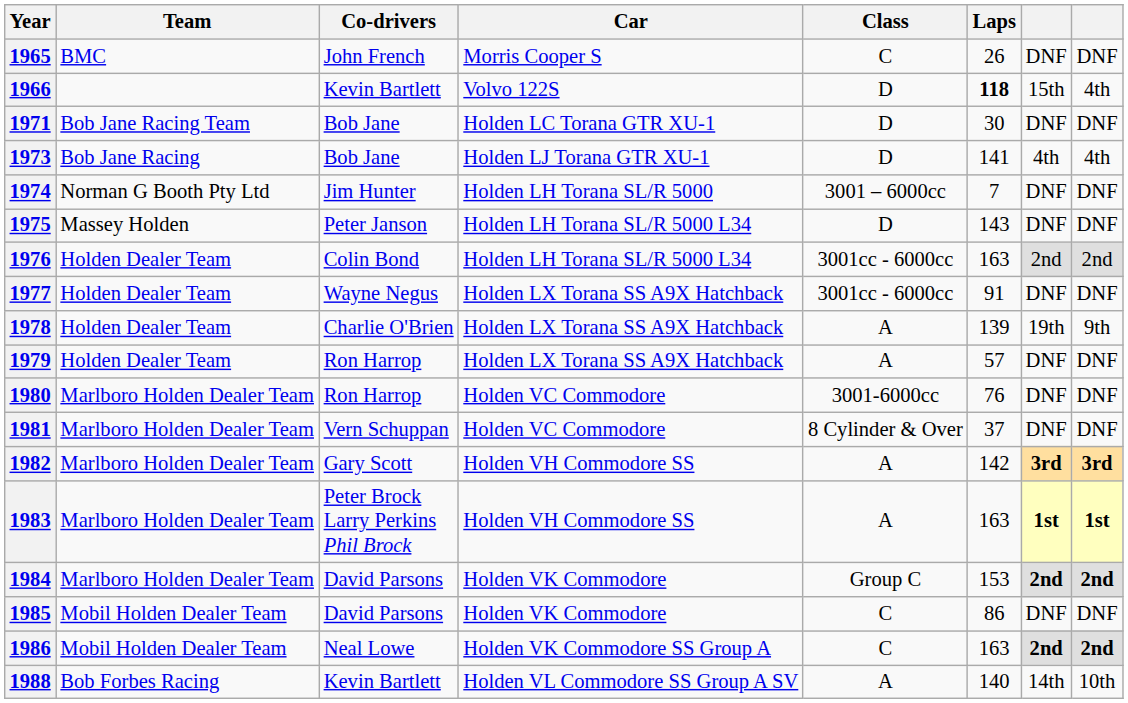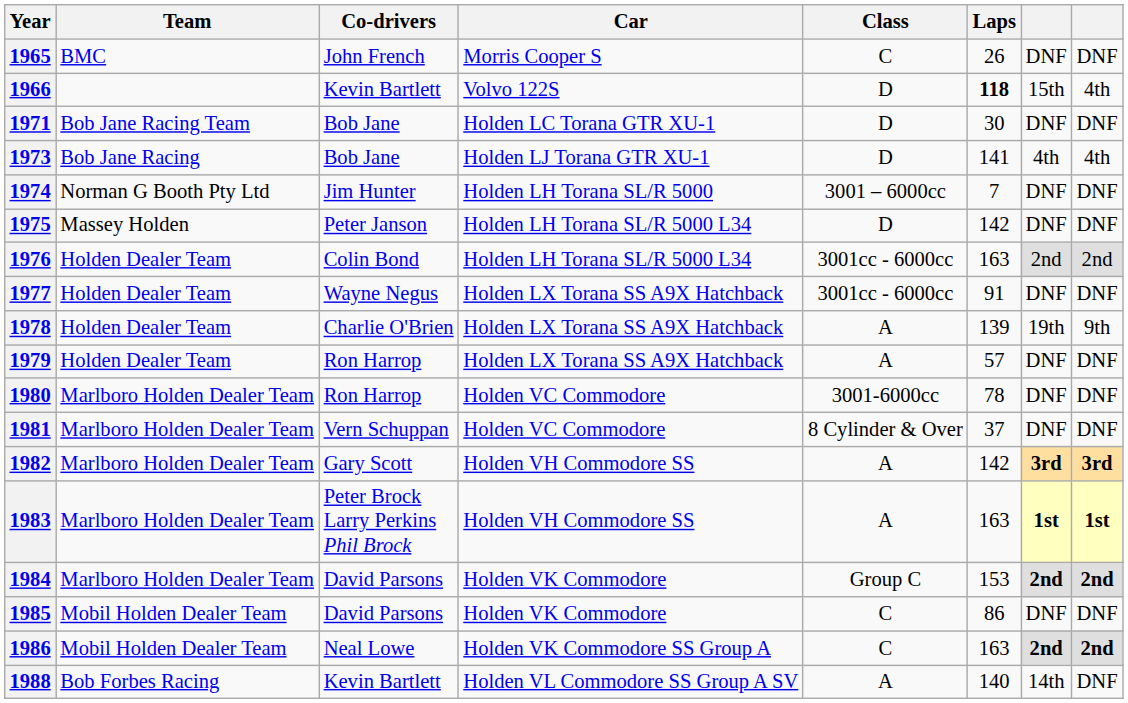(994, 225) 143 -> (994, 225) 142
(994, 395) 76 -> (994, 395) 78
(1097, 681) 10th -> (1097, 681) DNF
